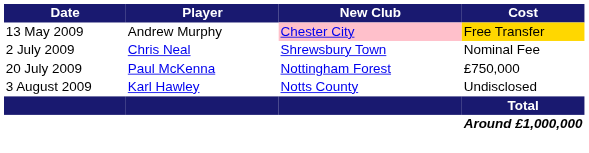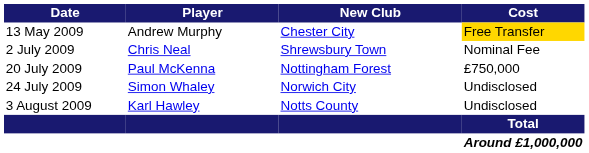(317, 31) pink background -> (317, 31) no background
+ row: (44, 87)
